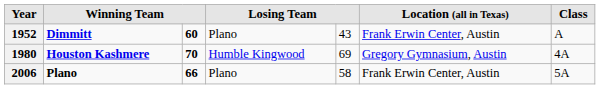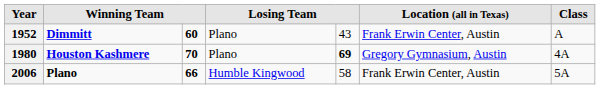(257, 53) Humble Kingwood -> (223, 53) Plano
(345, 53) normal -> (345, 53) bold
(223, 73) Plano -> (257, 73) Humble Kingwood
